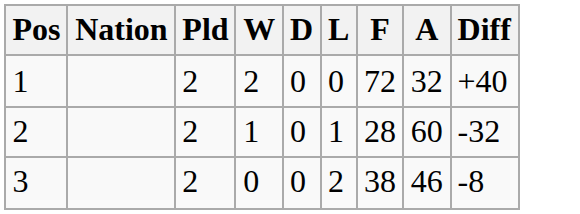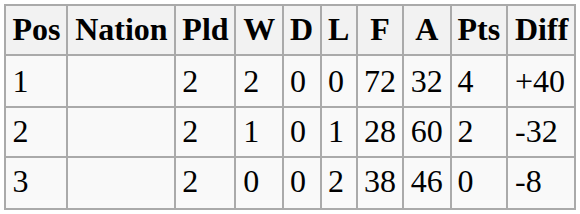+ column: (479, 29)
